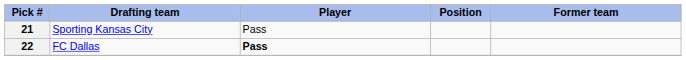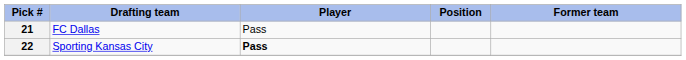(102, 30) Sporting Kansas City -> (76, 30) FC Dallas
(76, 47) FC Dallas -> (102, 47) Sporting Kansas City
